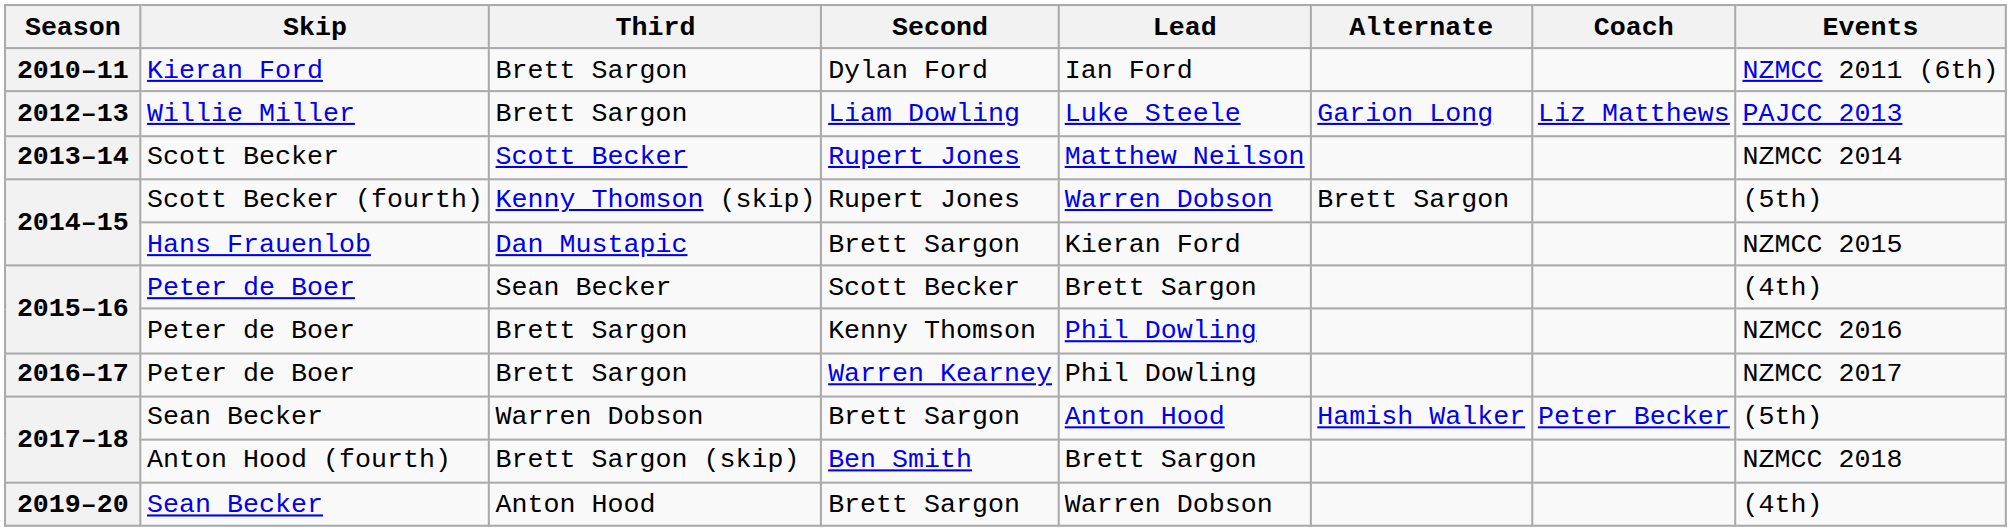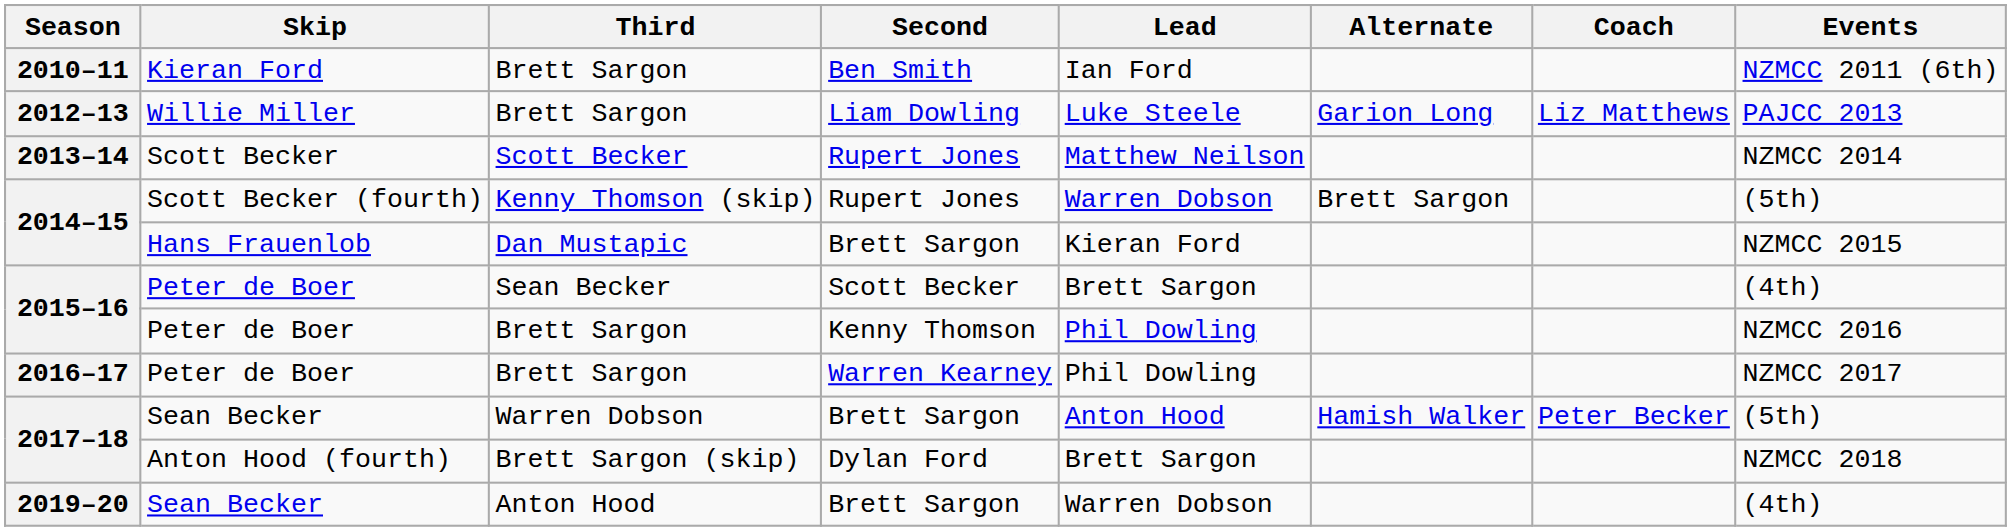(908, 70) Dylan Ford -> (900, 70) Ben Smith
(900, 461) Ben Smith -> (908, 461) Dylan Ford
